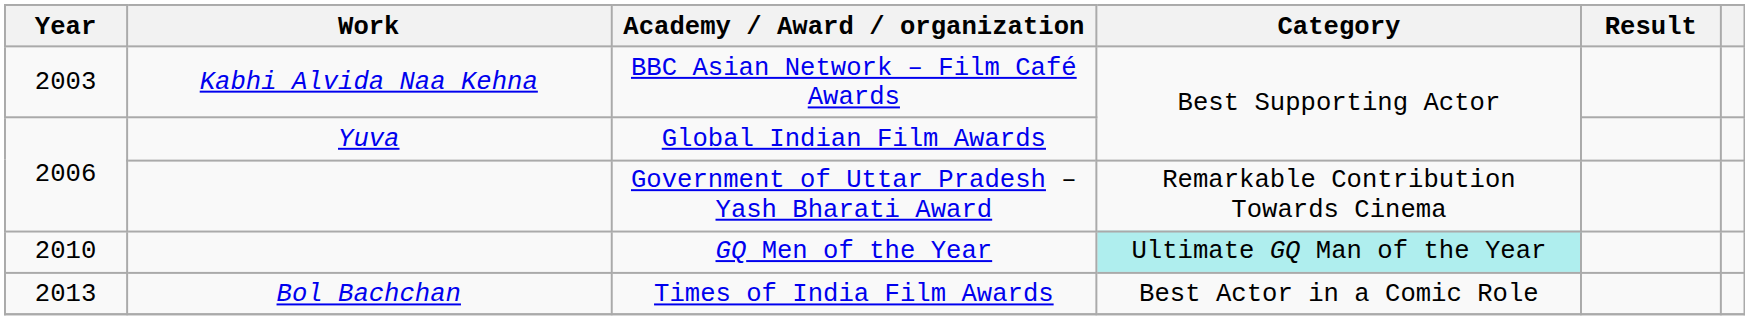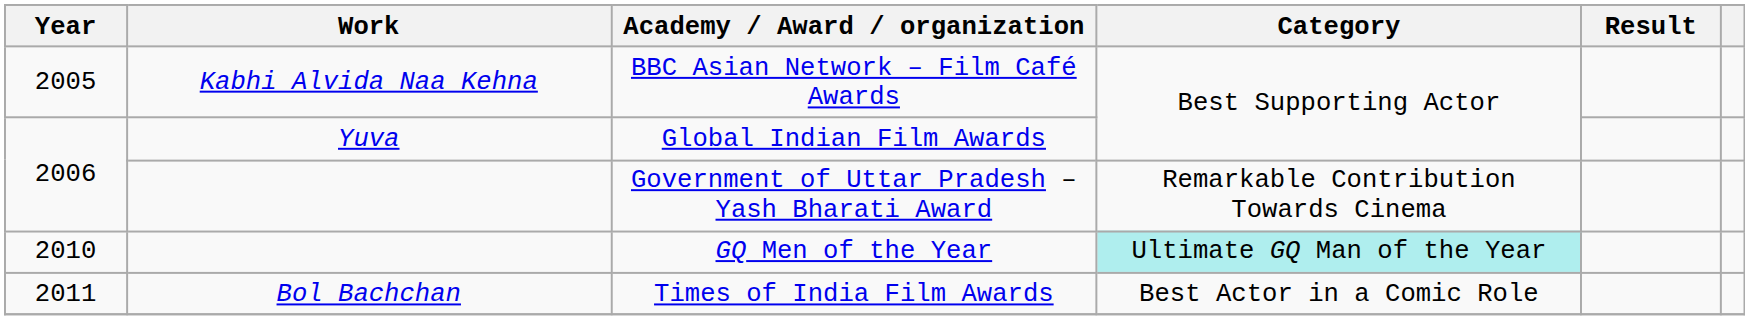(66, 82) 2003 -> (66, 82) 2005
(66, 294) 2013 -> (66, 294) 2011
